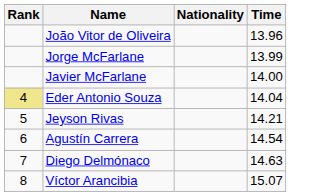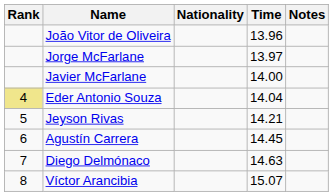+ column: (307, 14)
(266, 56) 13.99 -> (266, 56) 13.97
(266, 139) 14.54 -> (266, 139) 14.45
